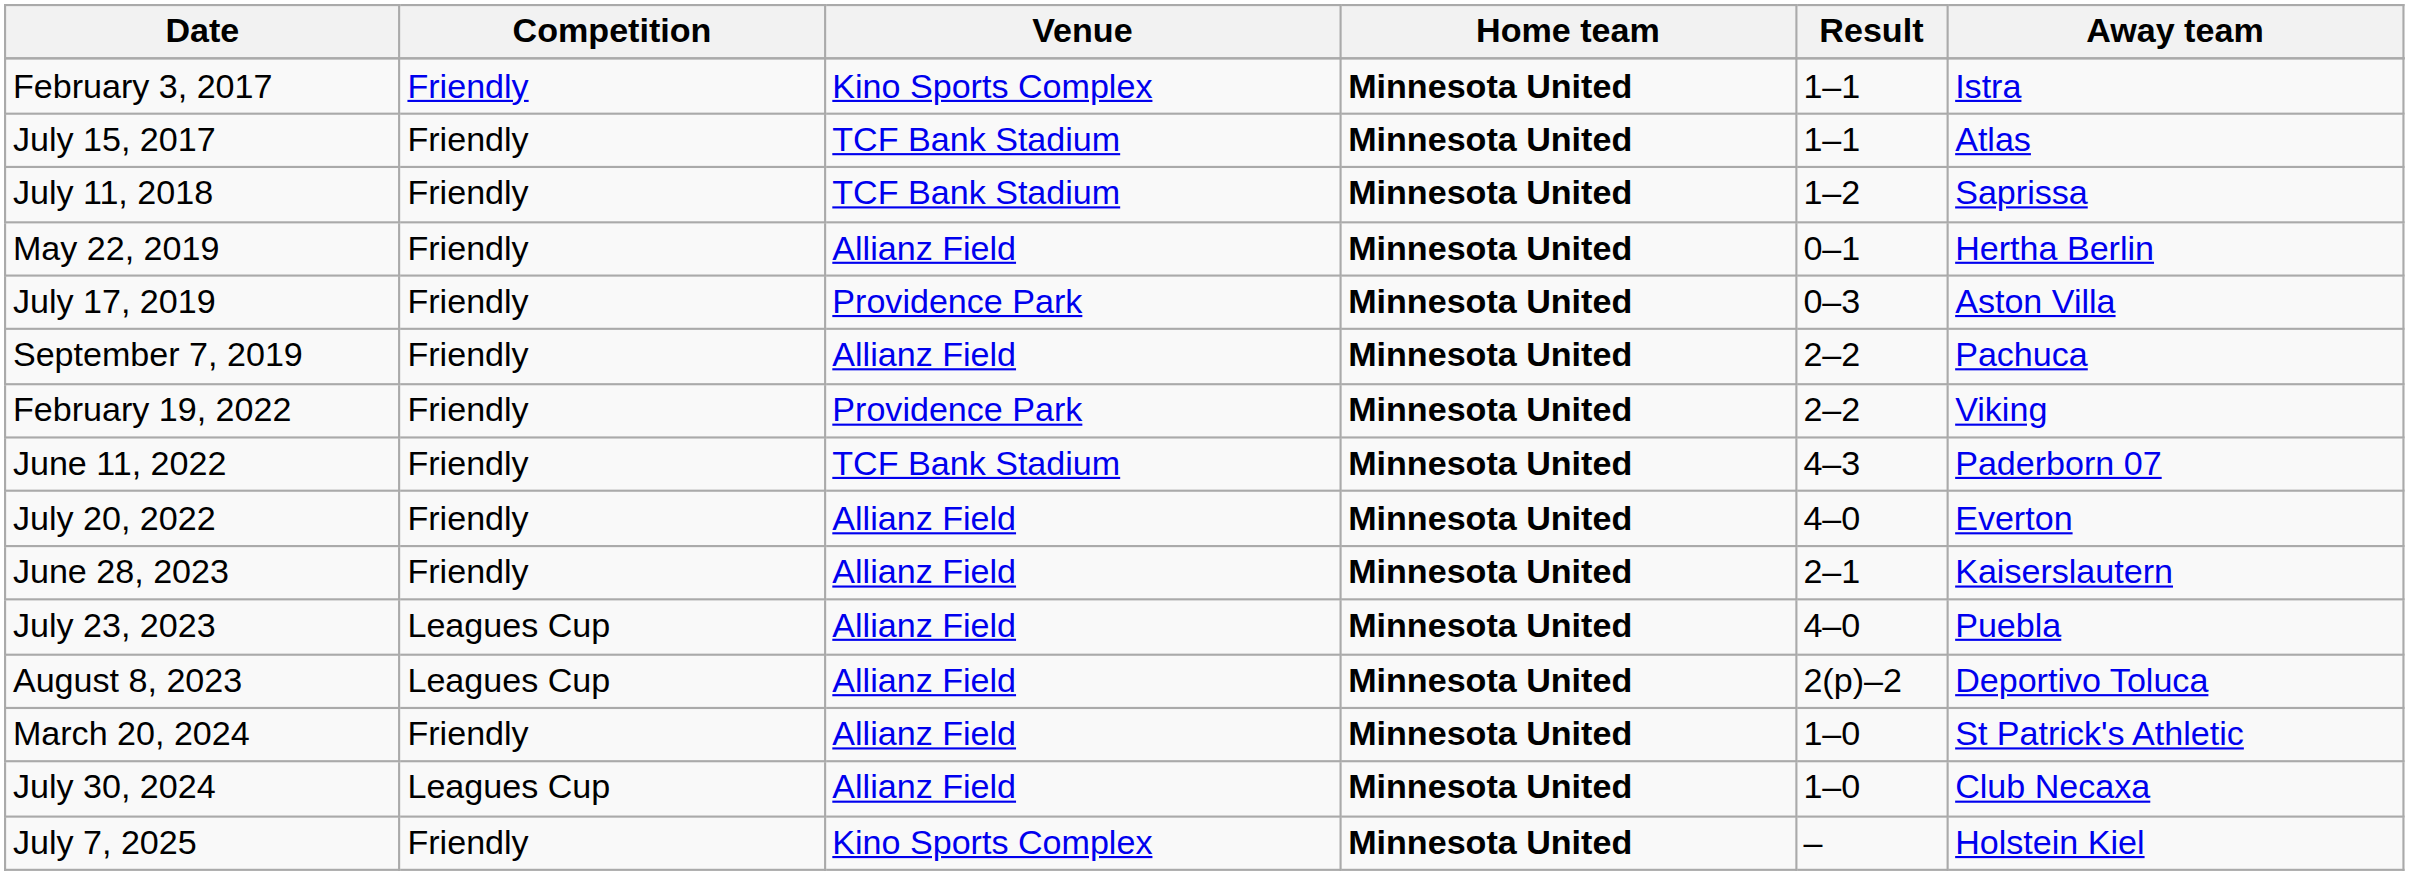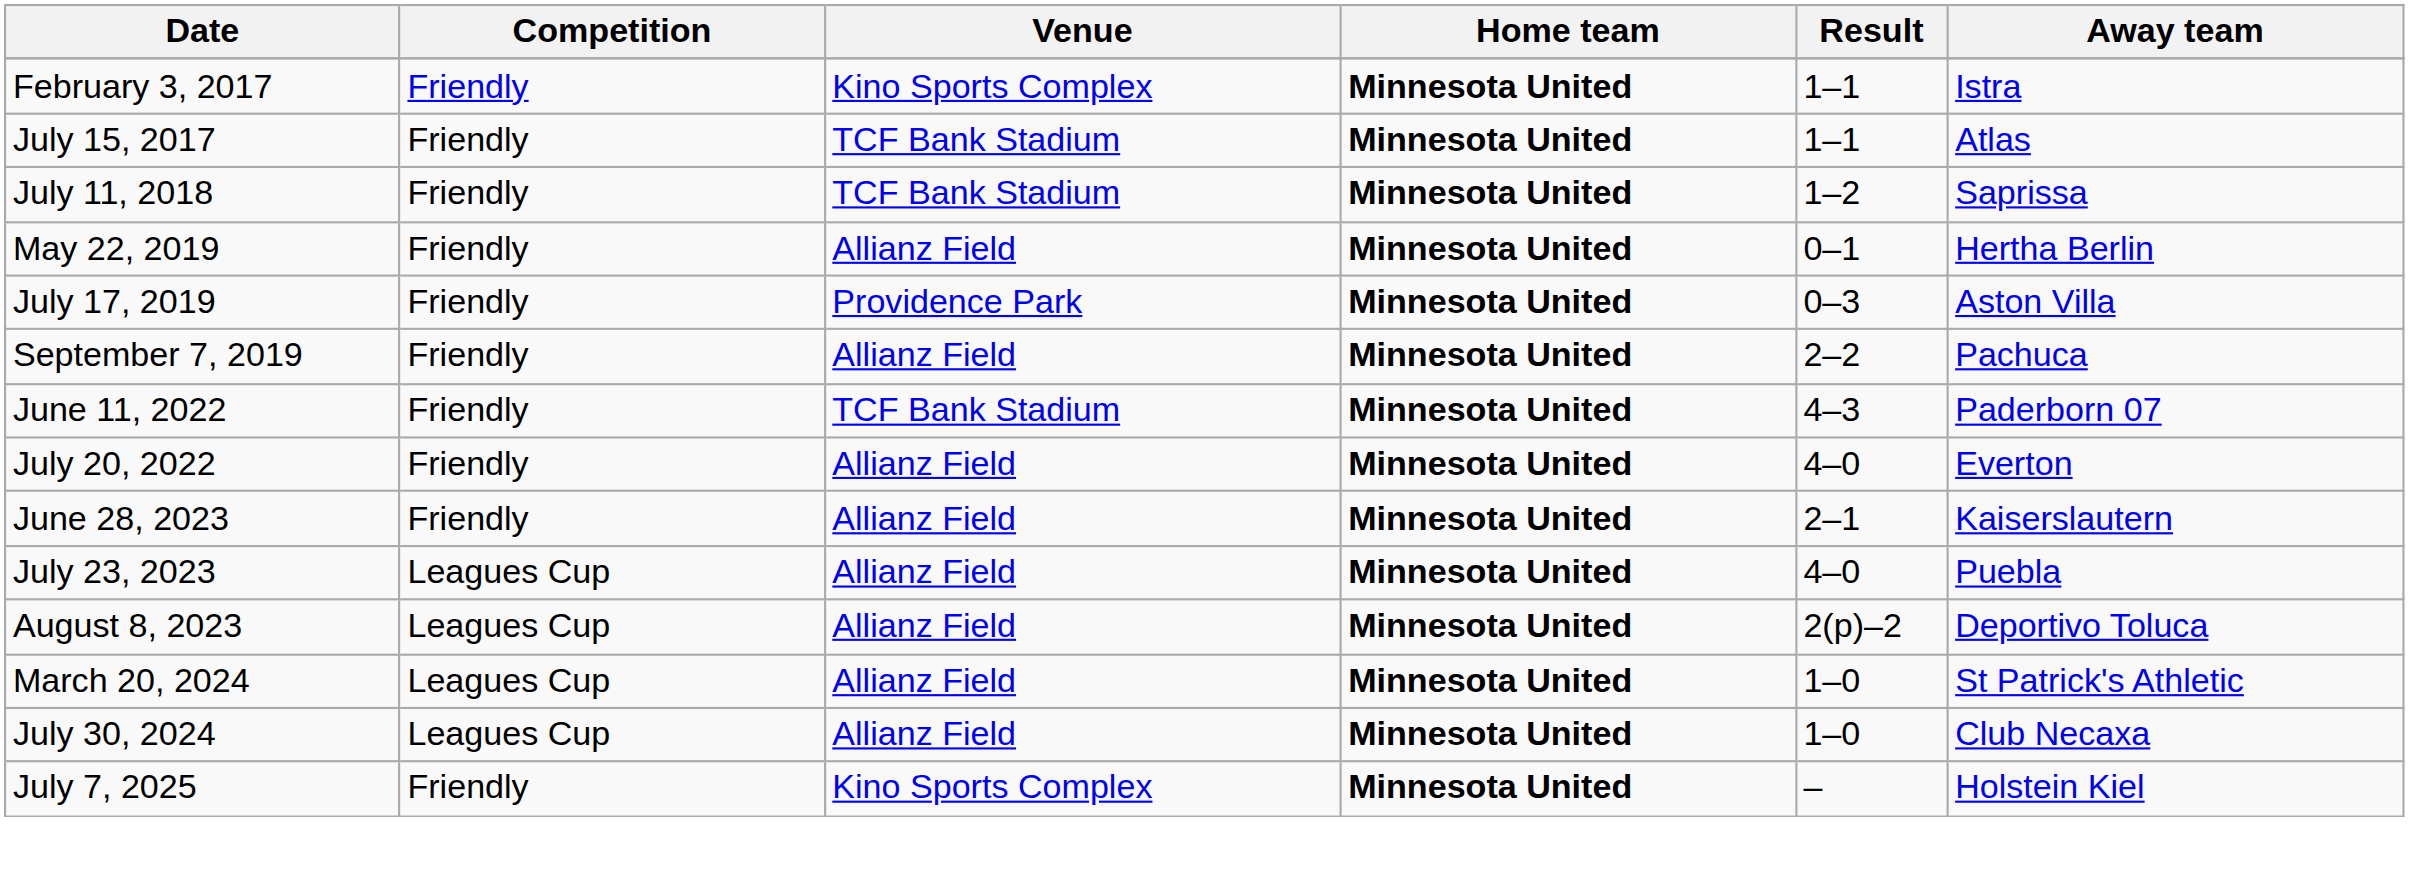- row: (152, 409)
(468, 734) Friendly -> (509, 680) Leagues Cup
